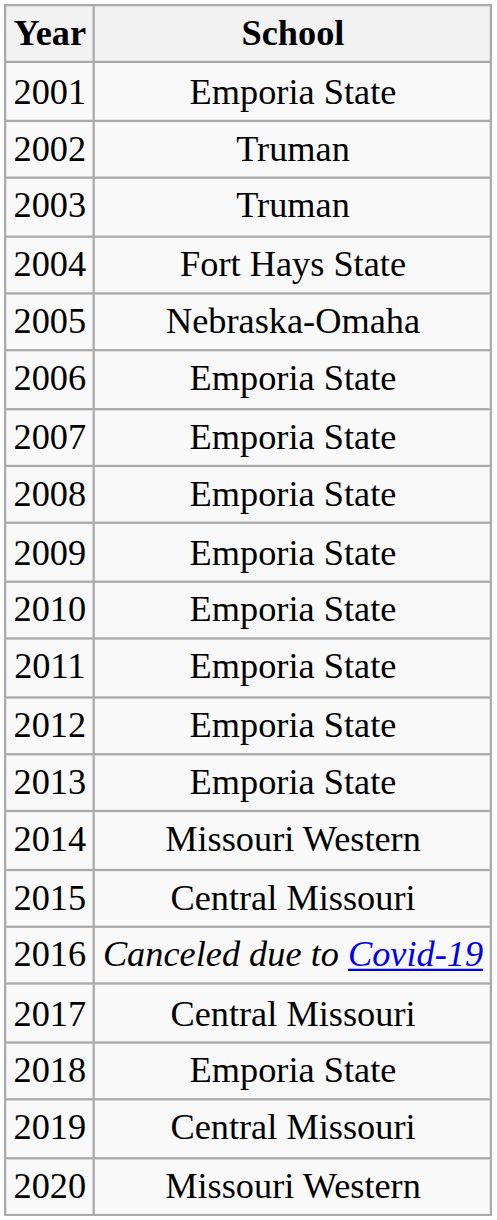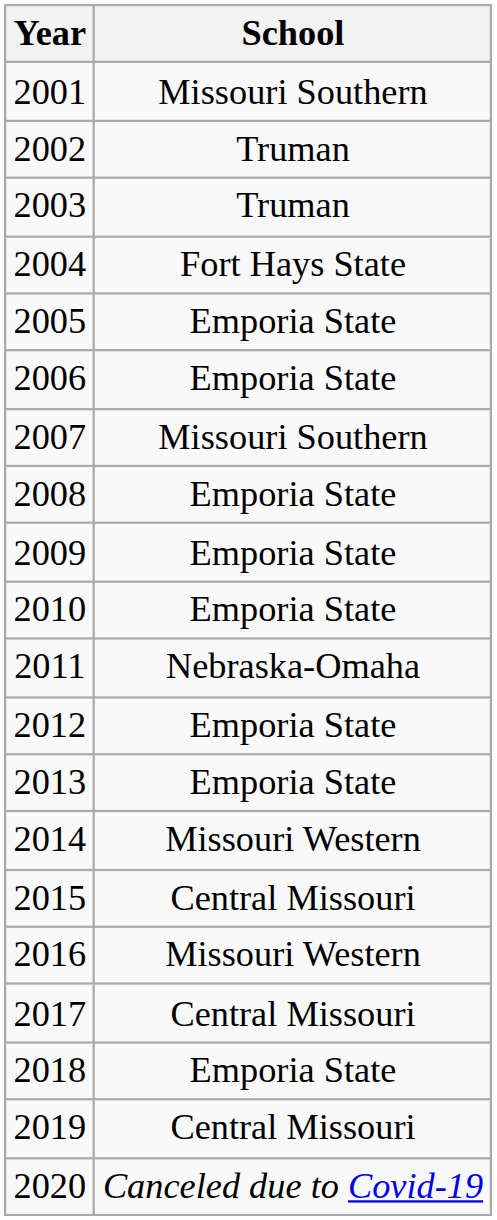(293, 90) Emporia State -> (293, 90) Missouri Southern
(293, 321) Nebraska-Omaha -> (293, 321) Emporia State
(293, 436) Emporia State -> (293, 436) Missouri Southern
(293, 666) Emporia State -> (293, 666) Nebraska-Omaha
(293, 954) Canceled due to Covid-19 -> (293, 954) Missouri Western
(293, 1185) Missouri Western -> (293, 1185) Canceled due to Covid-19
